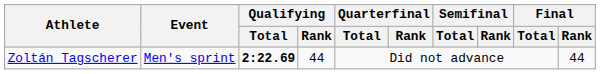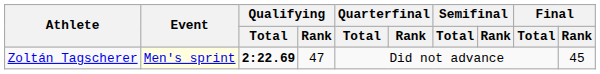(190, 58) no background -> (190, 58) lightyellow background
(317, 58) 44 -> (317, 58) 47
(577, 58) 44 -> (577, 58) 45
